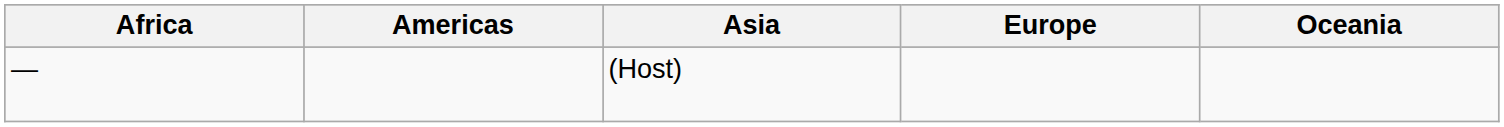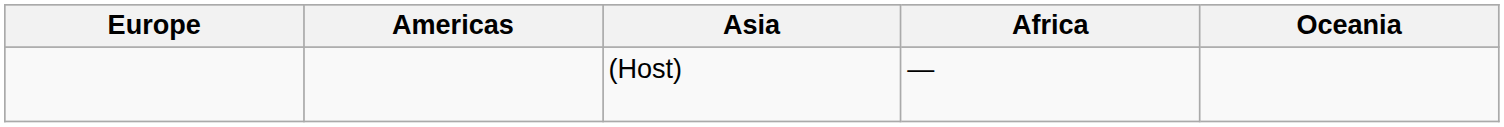columns swapped: (154, 25) <-> (1050, 25)
